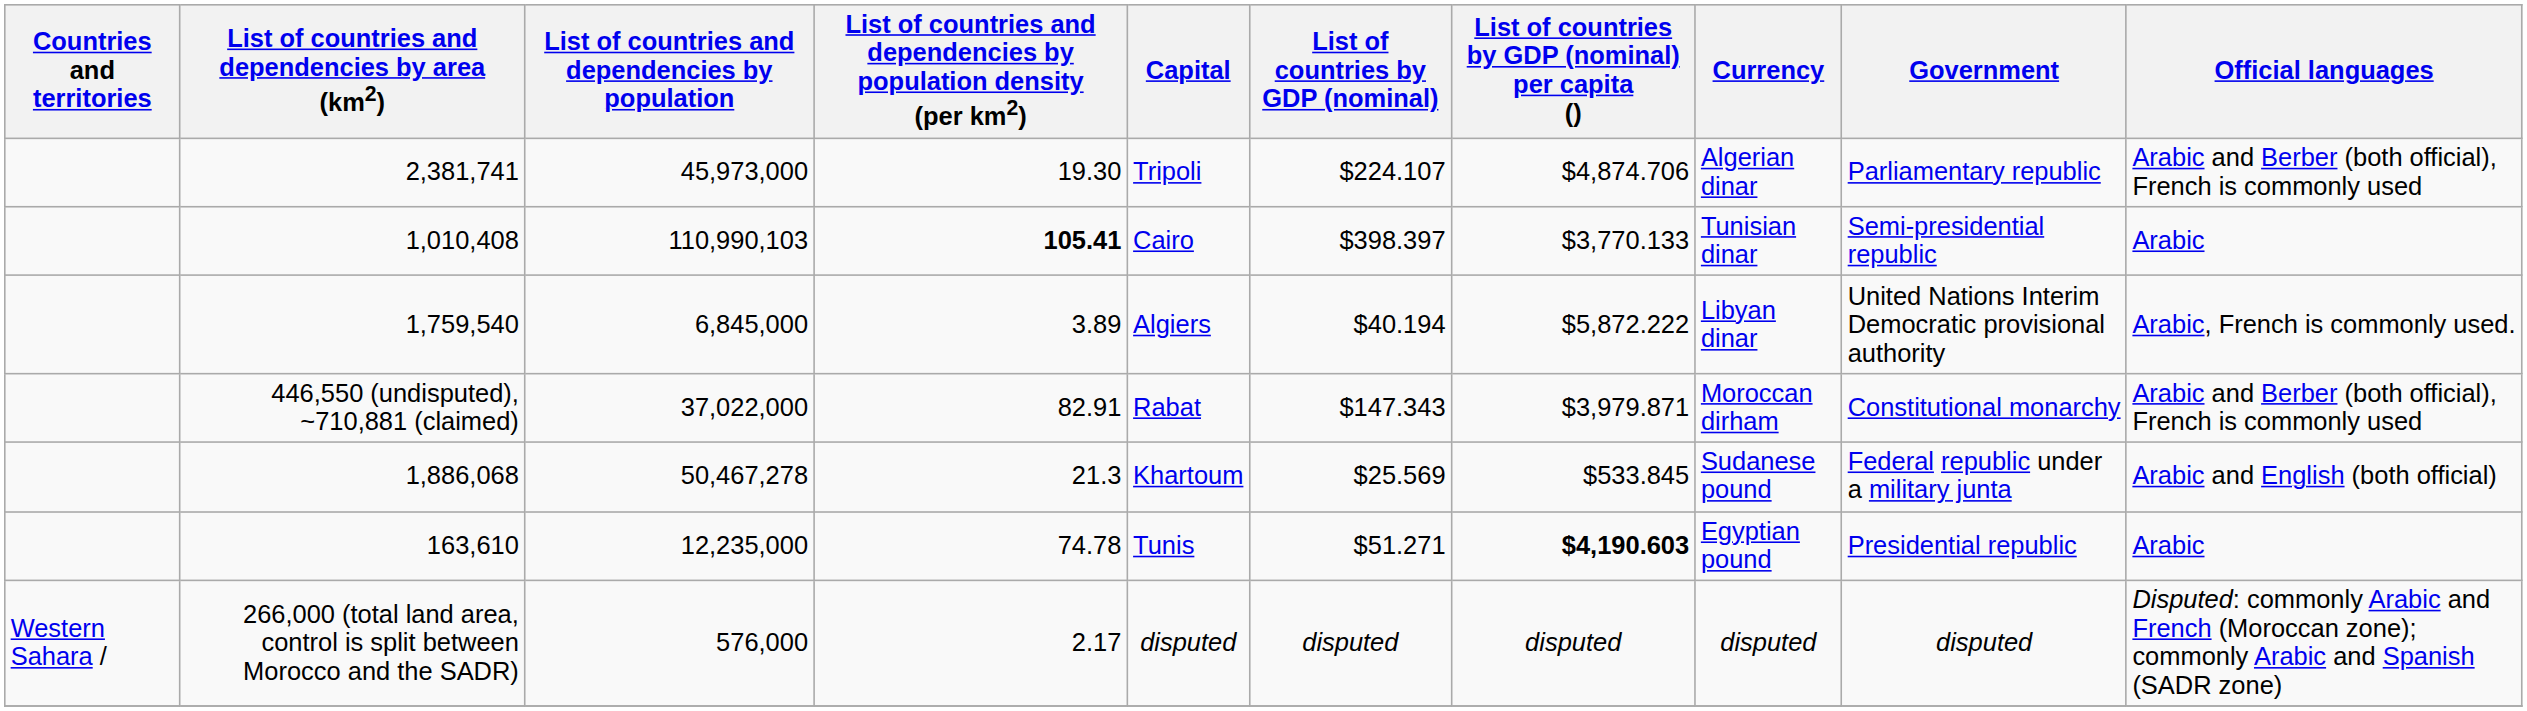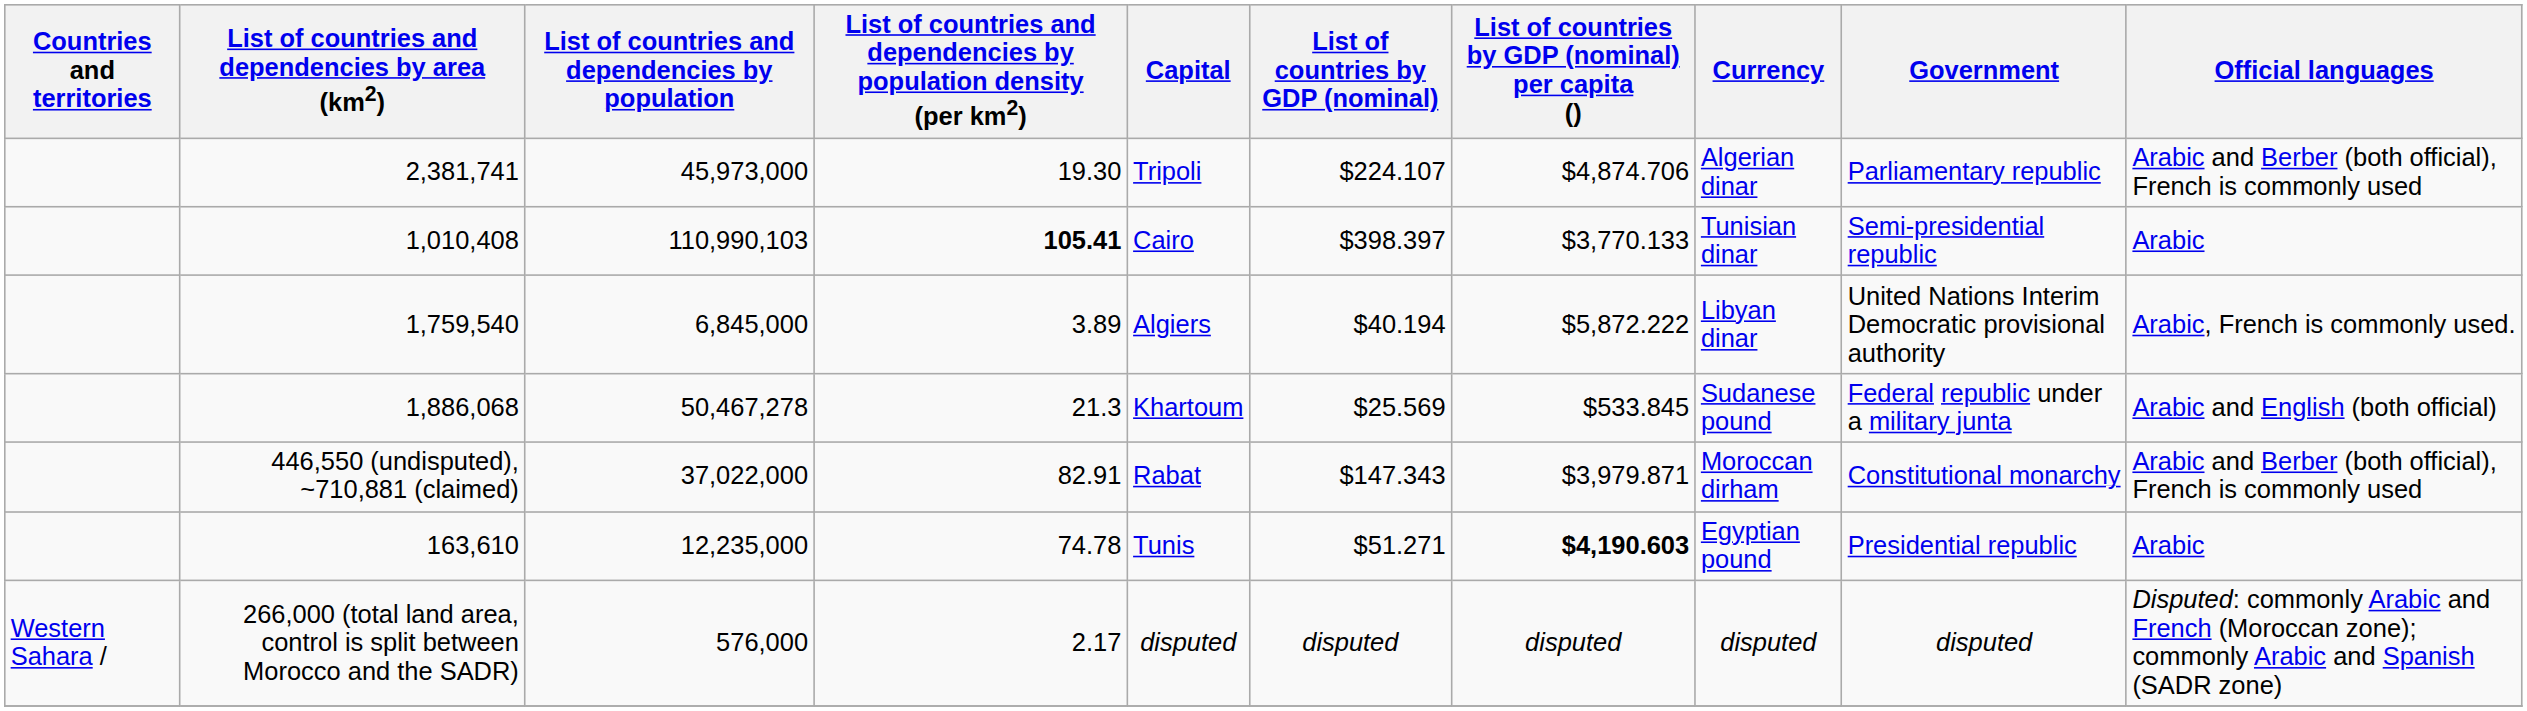rows swapped: (395, 407) <-> (462, 476)
